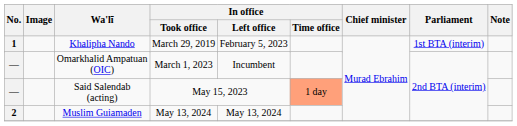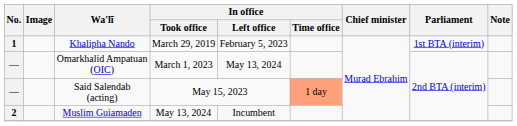(254, 65) Incumbent -> (254, 65) May 13, 2024
(254, 113) May 13, 2024 -> (254, 113) Incumbent
